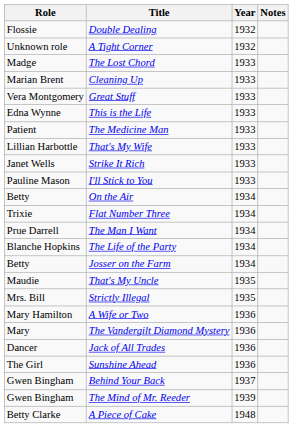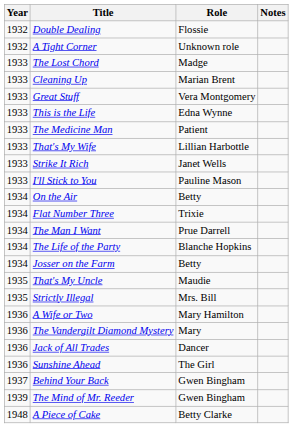columns swapped: (245, 12) <-> (45, 12)
